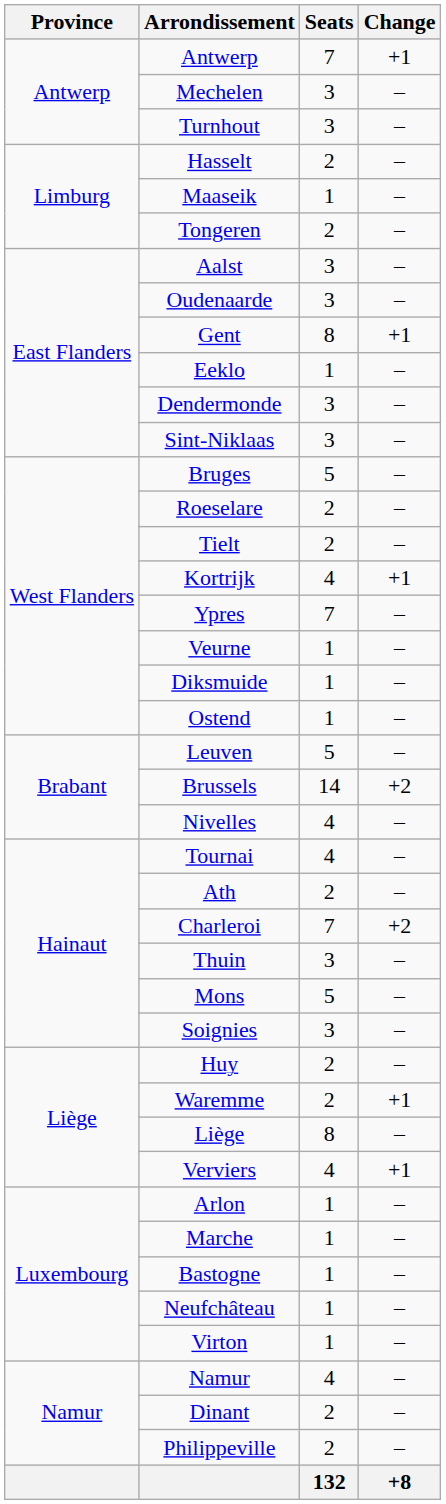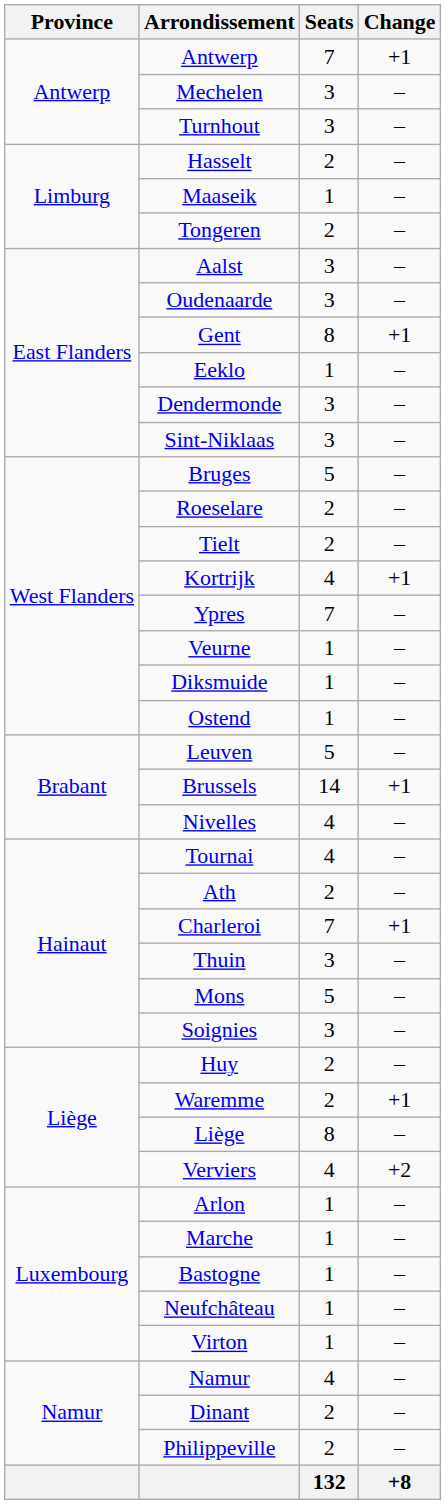(400, 786) +2 -> (400, 786) +1
(400, 925) +2 -> (400, 925) +1
(400, 1169) +1 -> (400, 1169) +2
